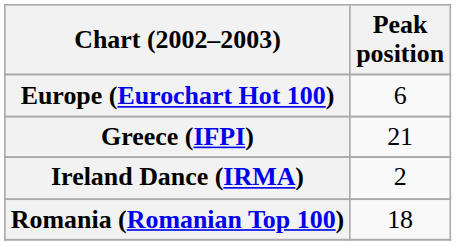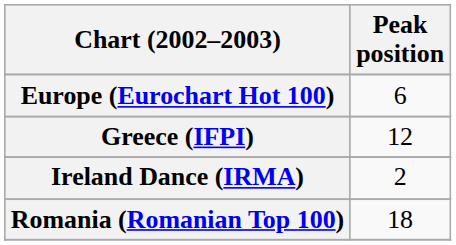(400, 136) 21 -> (400, 136) 12
